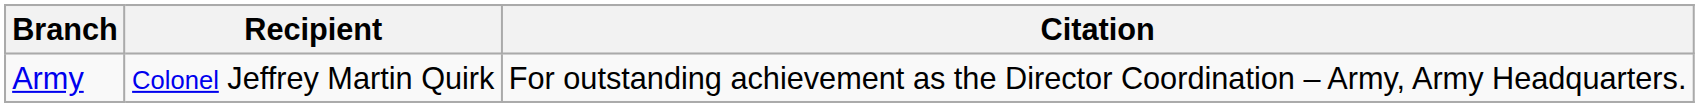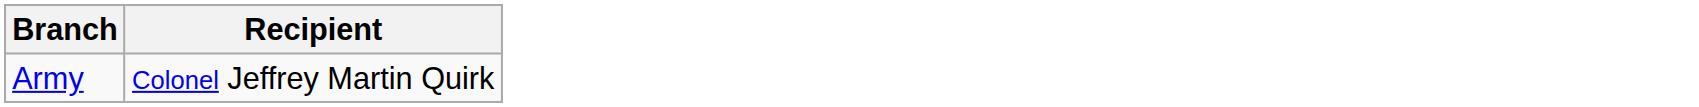- column: (1098, 30)
